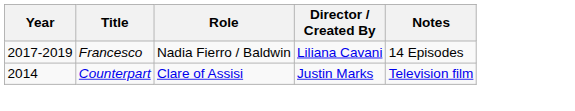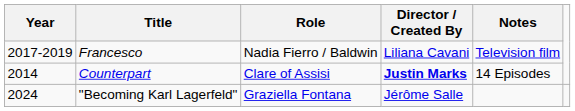(426, 52) 14 Episodes -> (518, 52) Television film
(335, 73) normal -> (425, 73) bold
(431, 73) Television film -> (513, 73) 14 Episodes
+ row: (158, 95)
